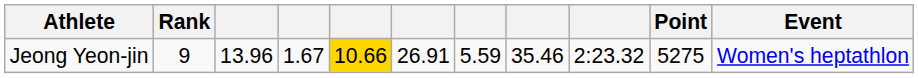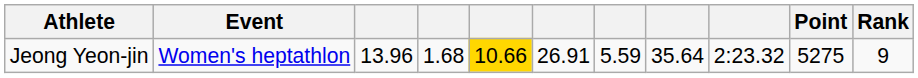columns swapped: (813, 22) <-> (184, 22)
(304, 55) 1.67 -> (444, 55) 1.68
(537, 55) 35.46 -> (677, 55) 35.64
